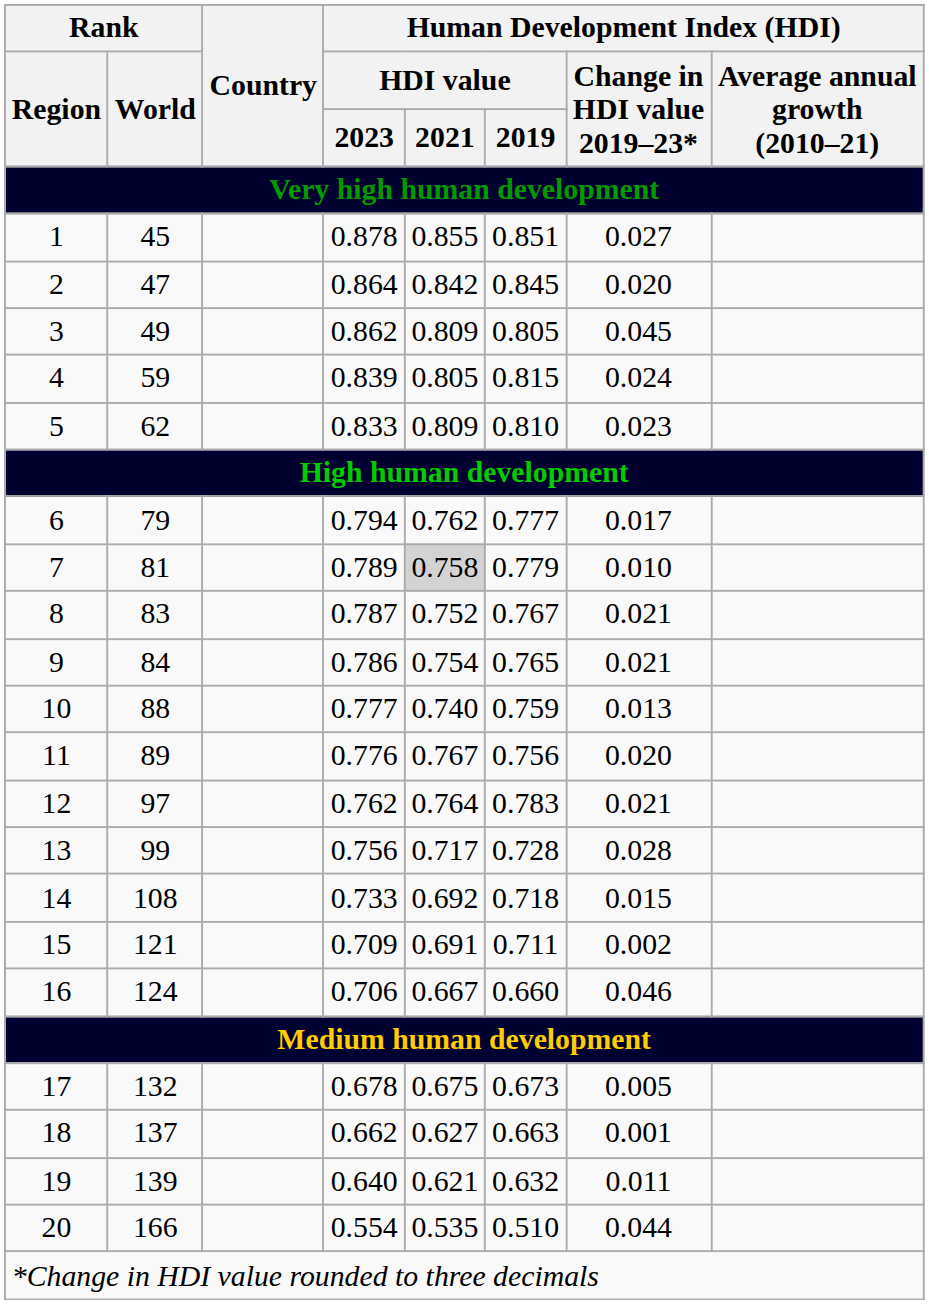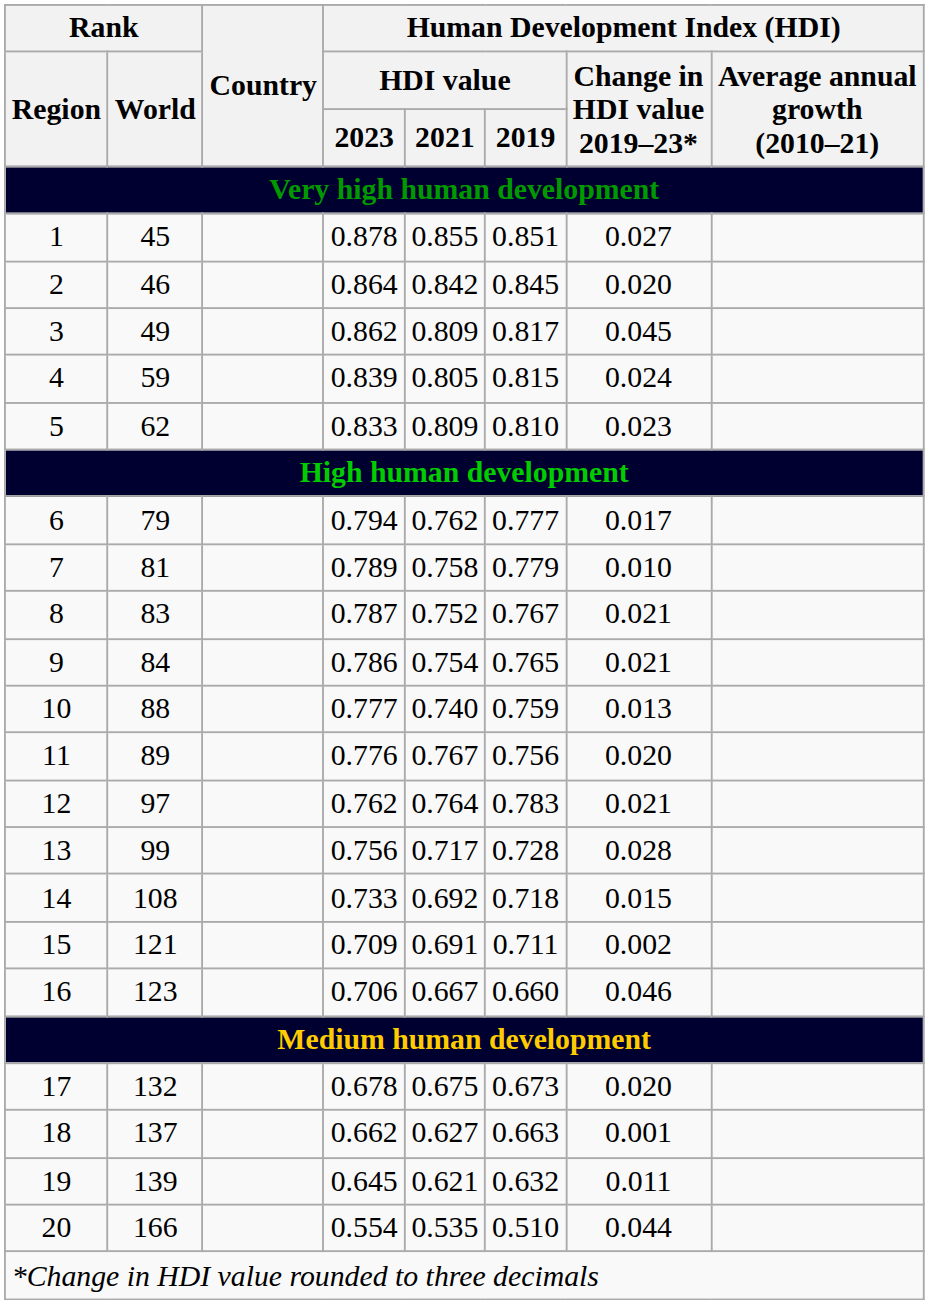(155, 283) 47 -> (155, 283) 46
(526, 331) 0.805 -> (526, 331) 0.817
(445, 567) lightgrey background -> (445, 567) no background
(155, 991) 124 -> (155, 991) 123
(638, 1086) 0.005 -> (638, 1086) 0.020
(364, 1180) 0.640 -> (364, 1180) 0.645
